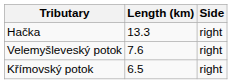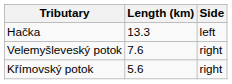(211, 32) right -> (207, 32) left
(135, 69) 6.5 -> (135, 69) 5.6
